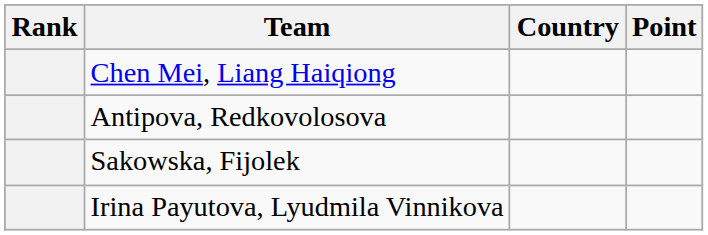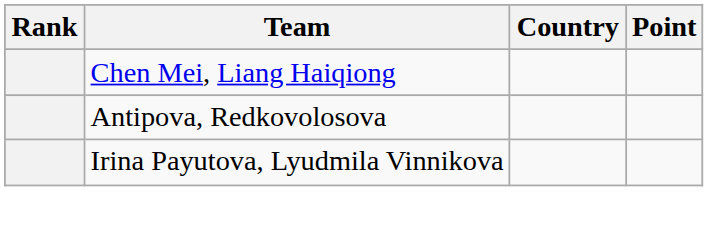- row: (195, 161)
